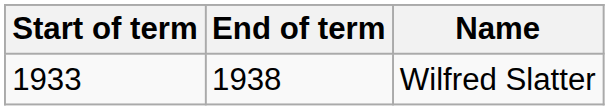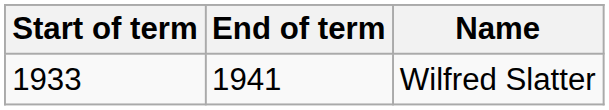(247, 78) 1938 -> (247, 78) 1941
